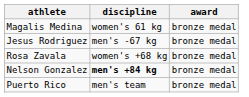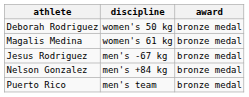+ row: (52, 26)
- row: (36, 56)
(124, 70) bold -> (135, 70) normal
